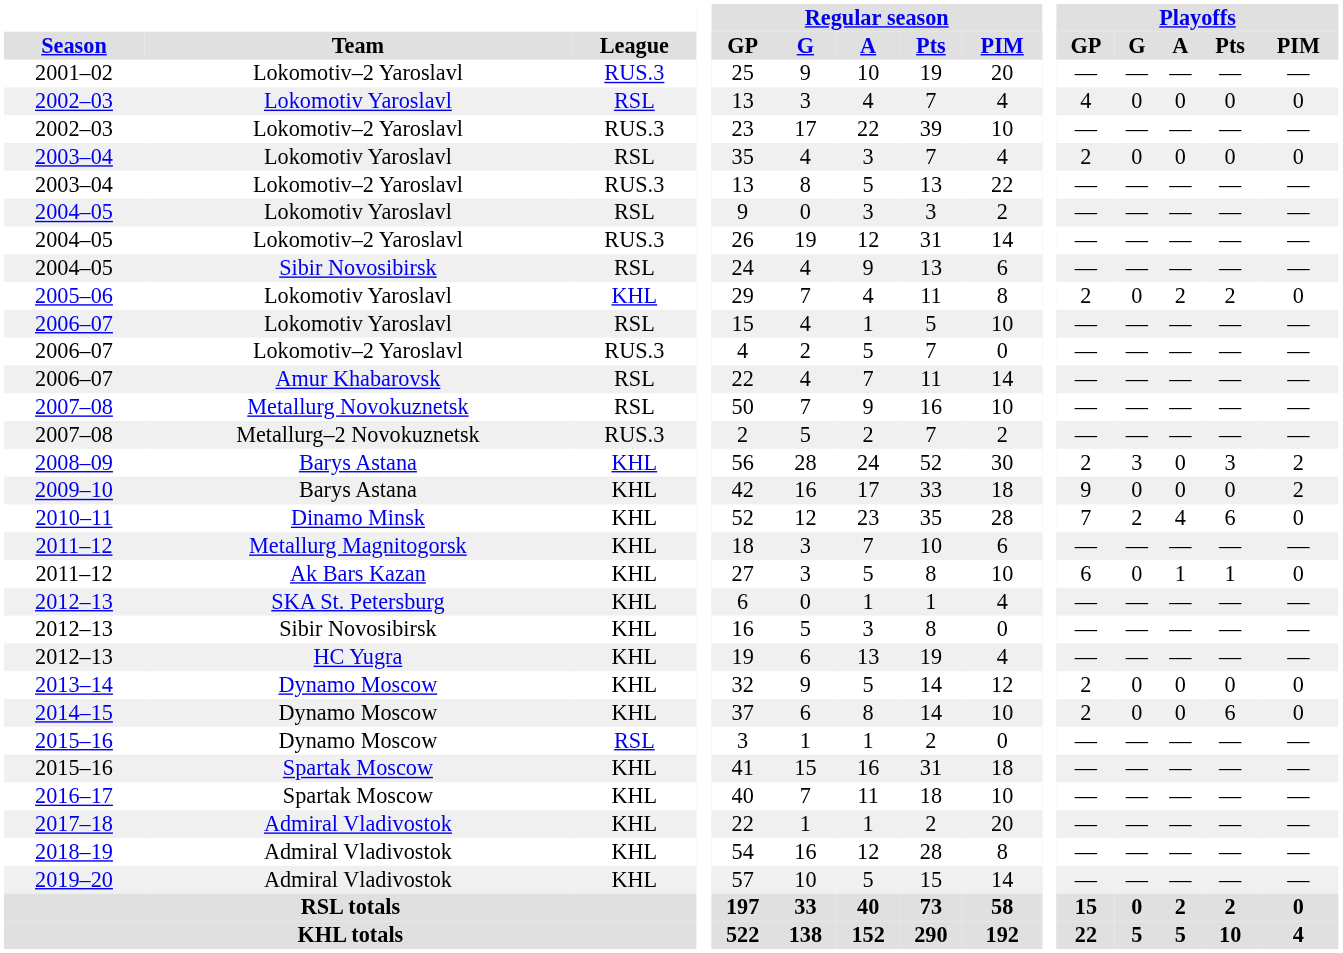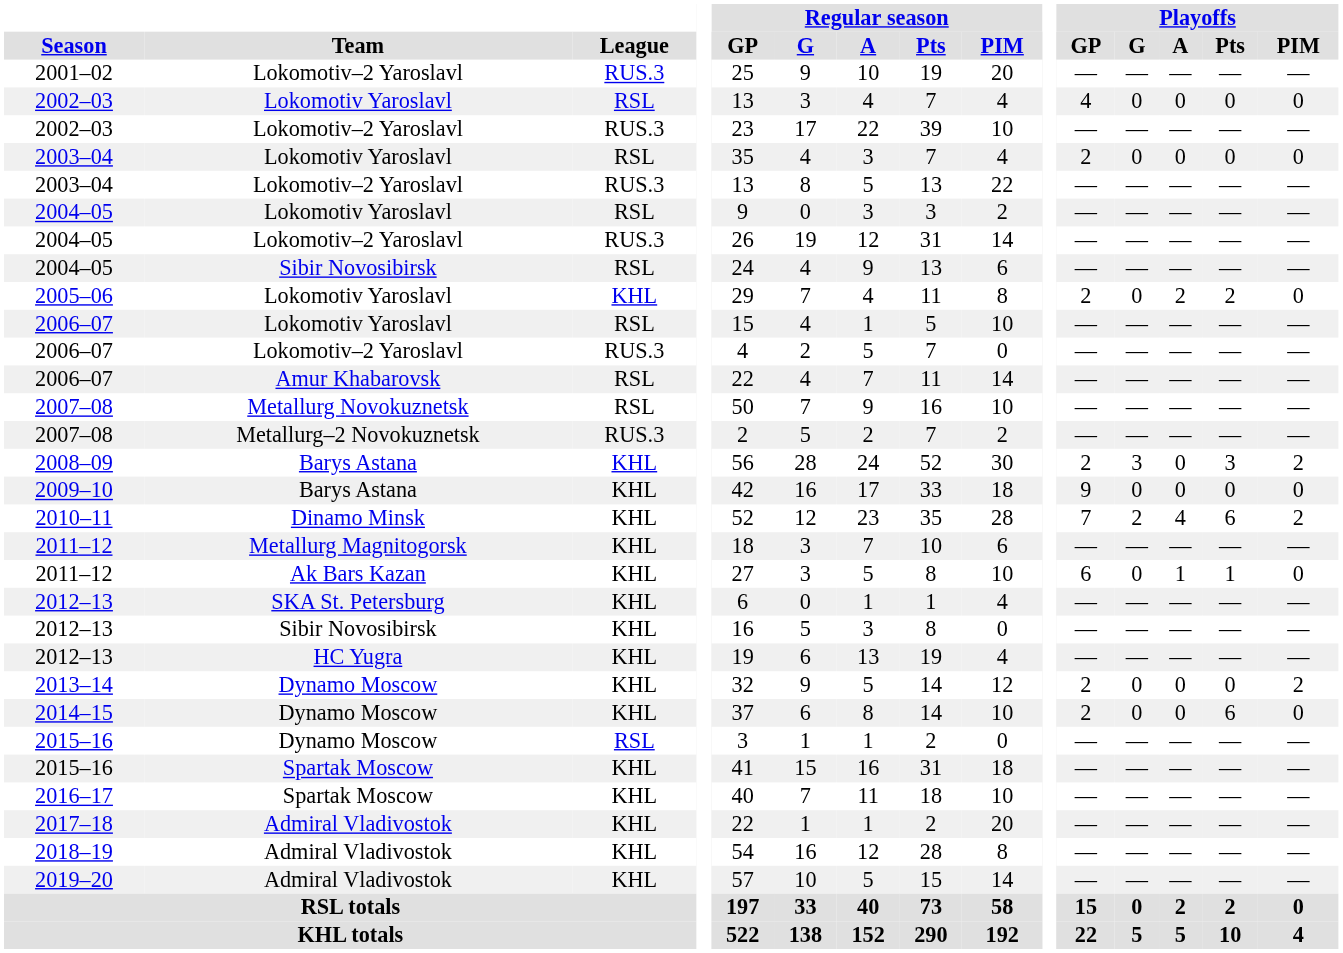(1298, 490) 2 -> (1298, 490) 0
(1298, 518) 0 -> (1298, 518) 2
(1298, 684) 0 -> (1298, 684) 2
